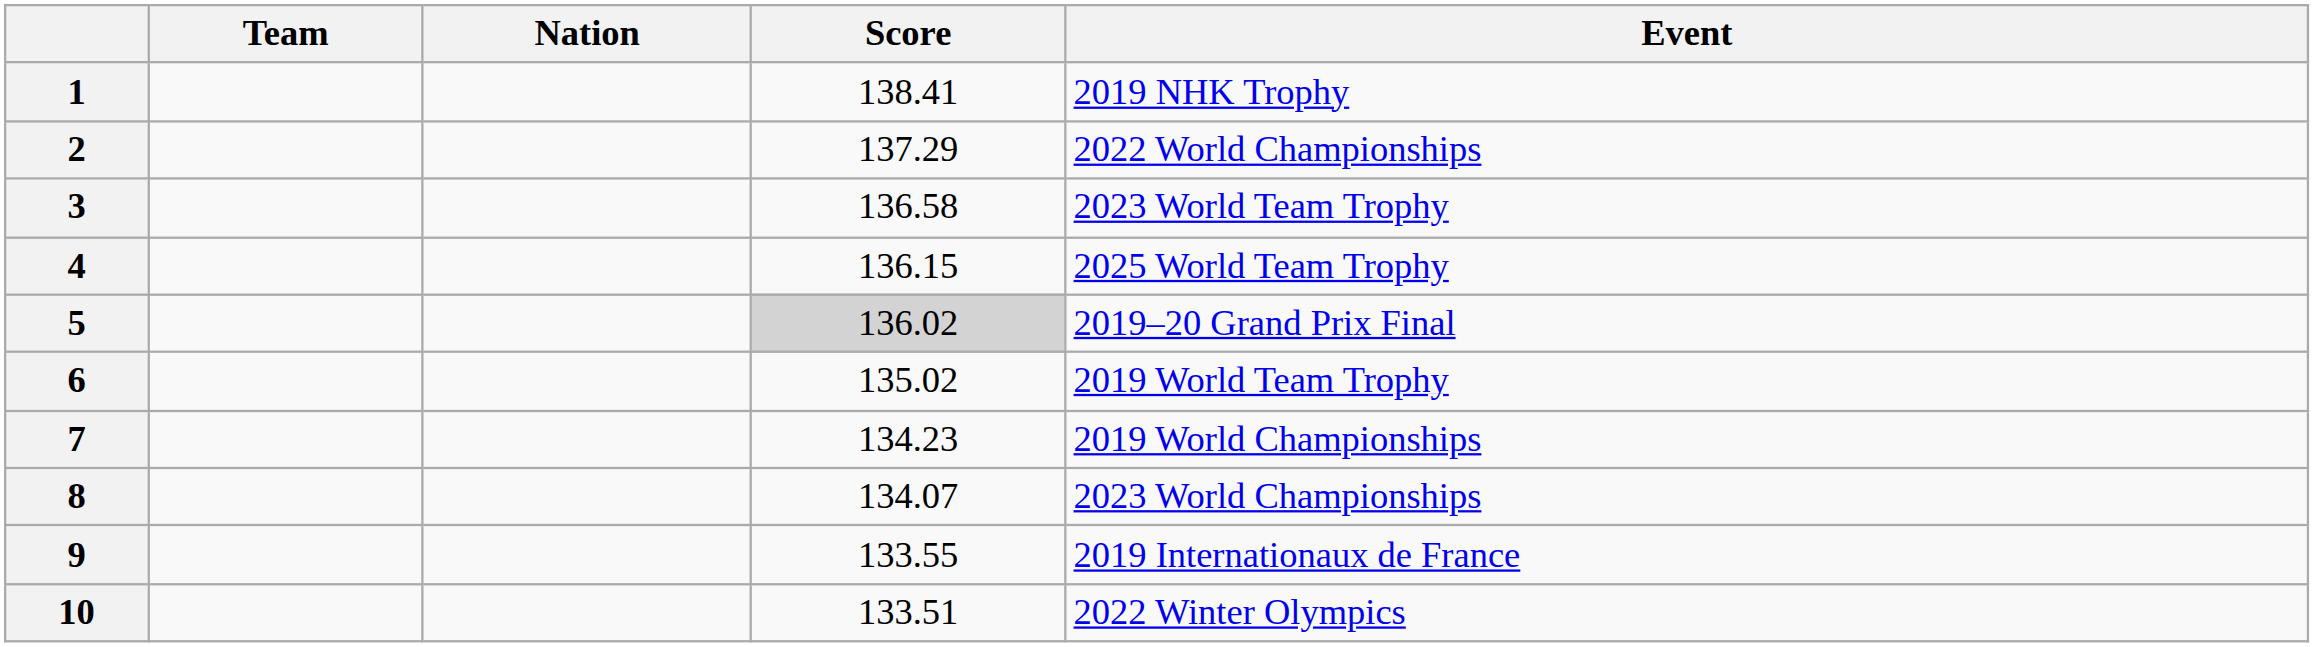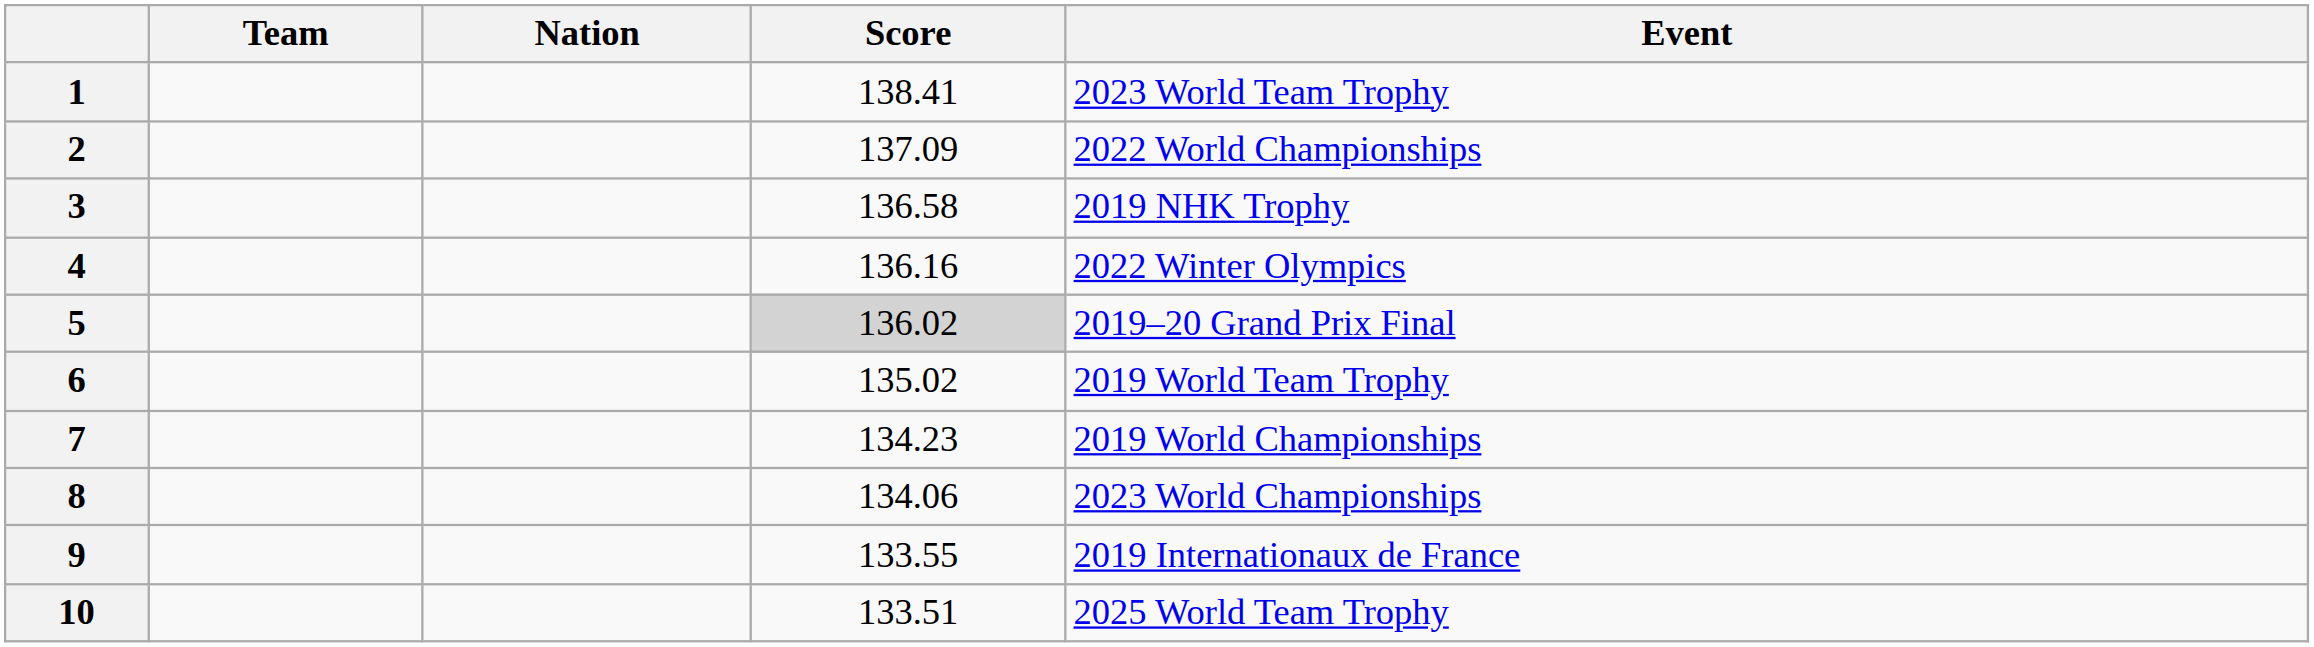(1211, 91) 2019 NHK Trophy -> (1261, 91) 2023 World Team Trophy
(908, 149) 137.29 -> (908, 149) 137.09
(1261, 206) 2023 World Team Trophy -> (1211, 206) 2019 NHK Trophy
(908, 264) 136.15 -> (908, 264) 136.16
(1261, 264) 2025 World Team Trophy -> (1240, 264) 2022 Winter Olympics
(908, 496) 134.07 -> (908, 496) 134.06
(1240, 611) 2022 Winter Olympics -> (1261, 611) 2025 World Team Trophy
